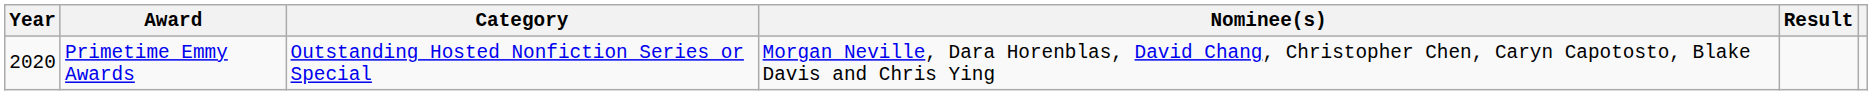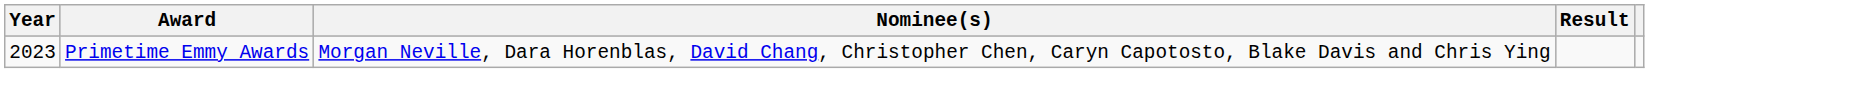- column: (522, 21)
(33, 63) 2020 -> (33, 52) 2023
